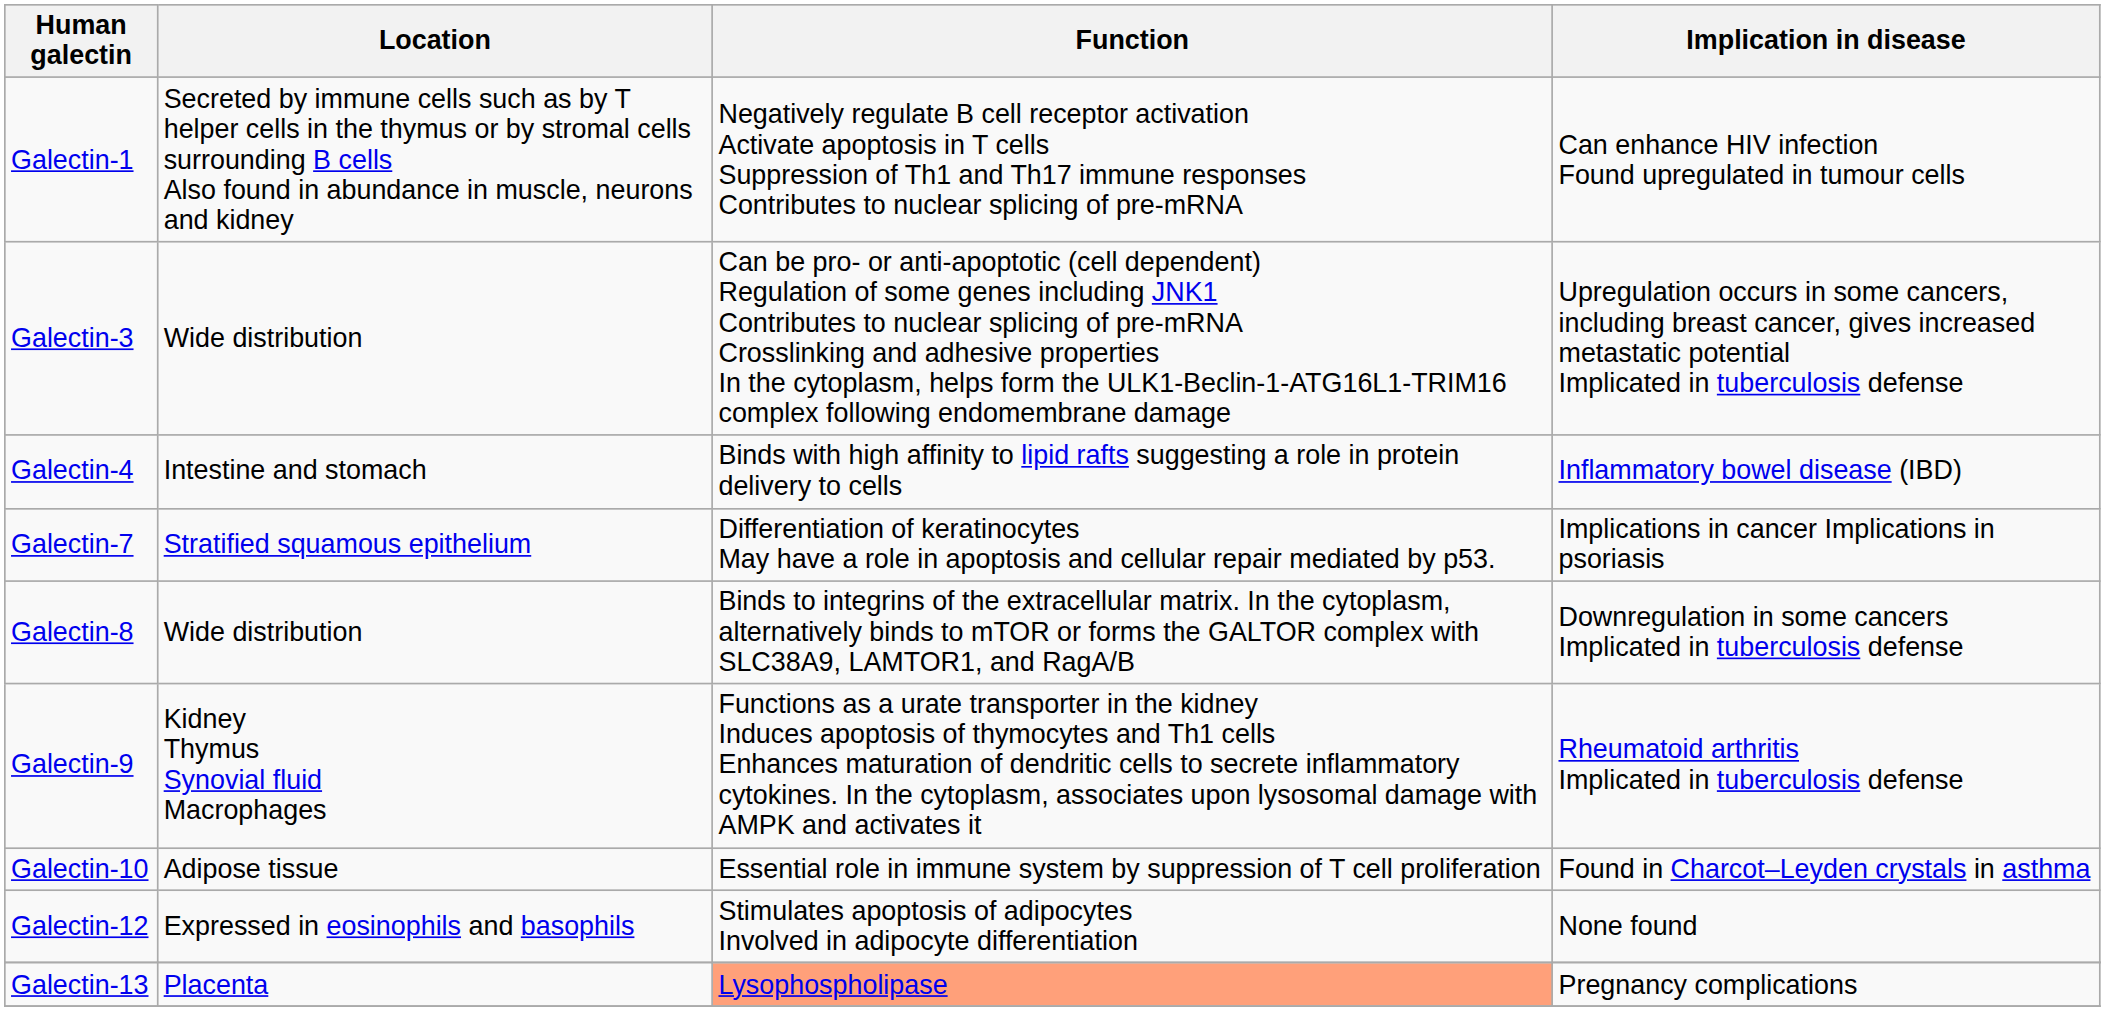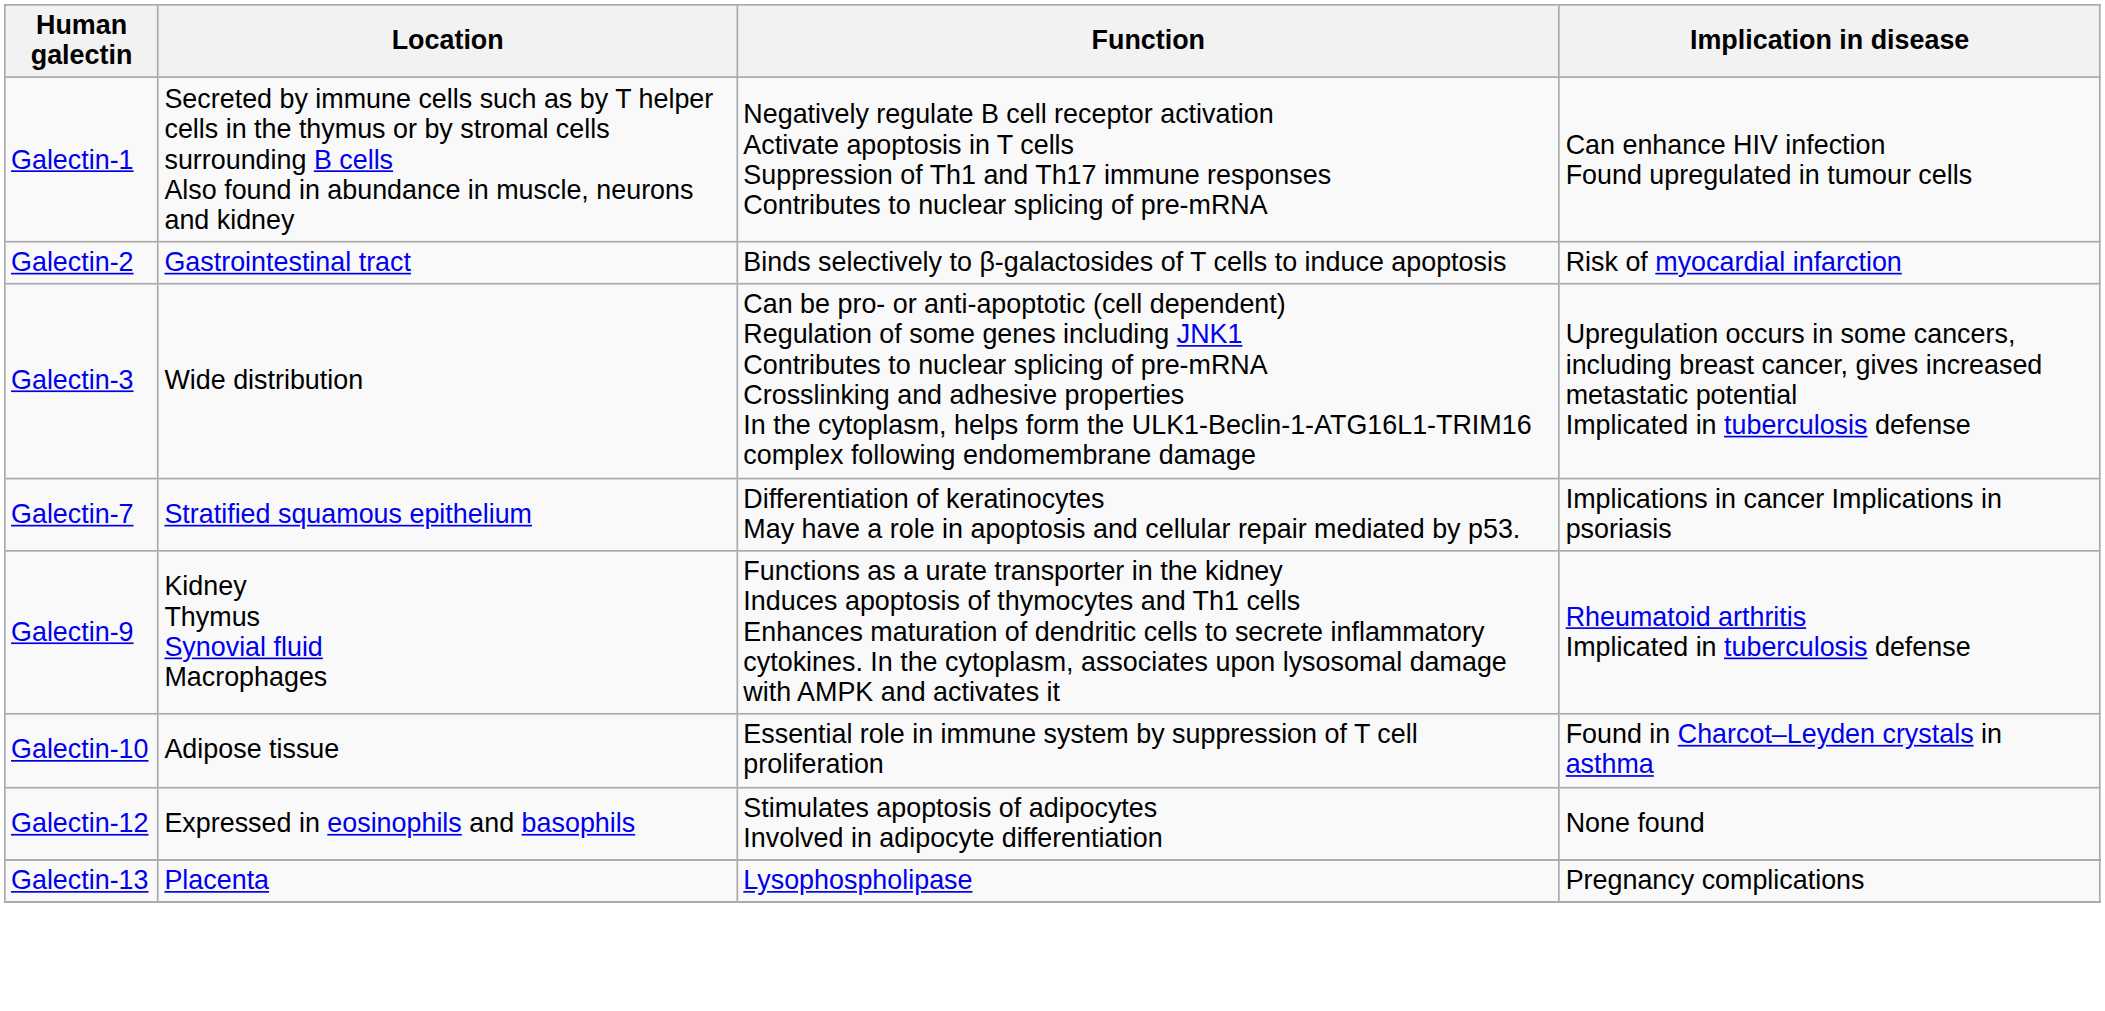+ row: (72, 262)
- row: (72, 471)
- row: (72, 632)
(833, 984) lightsalmon background -> (858, 880) no background
